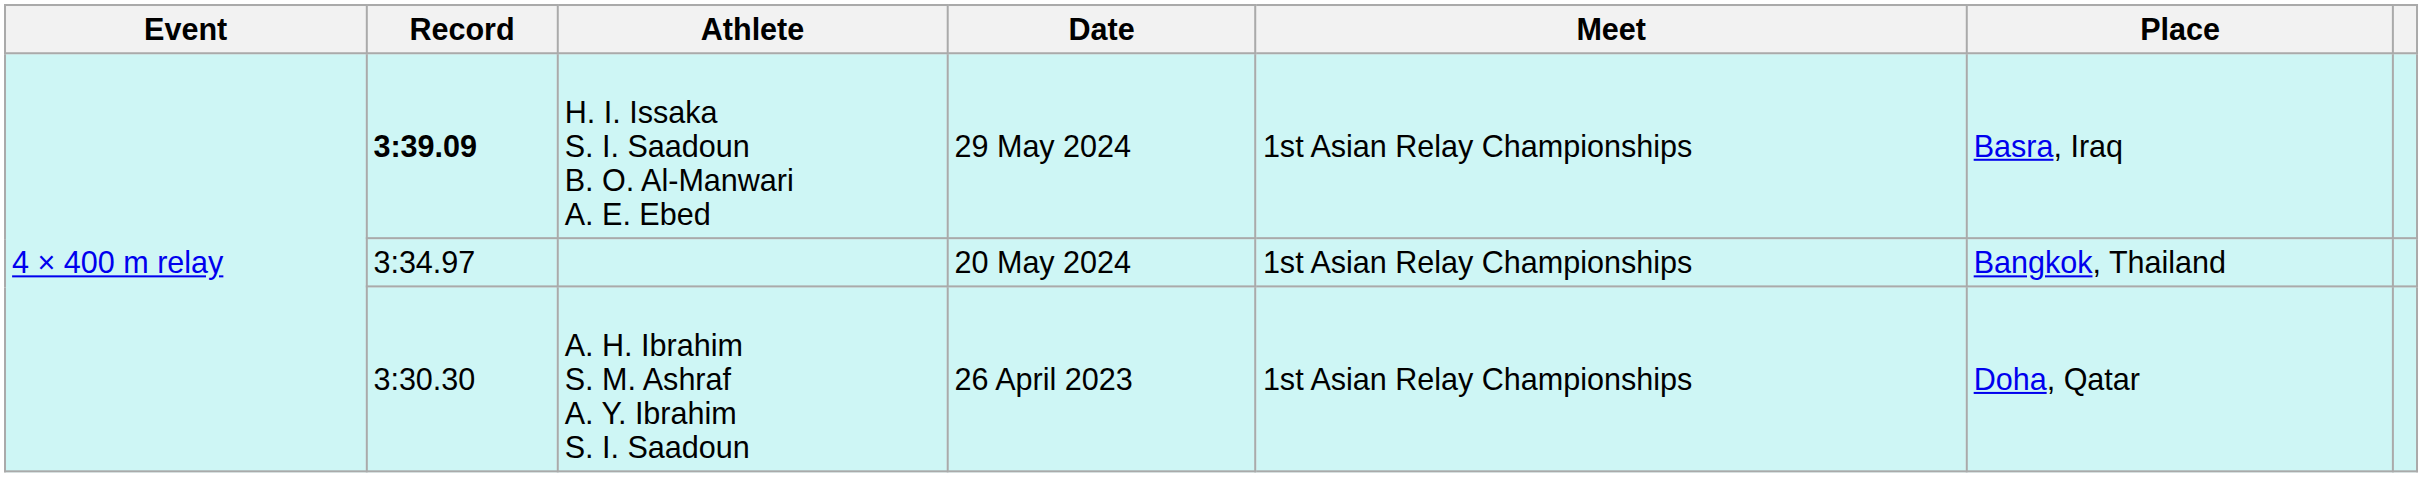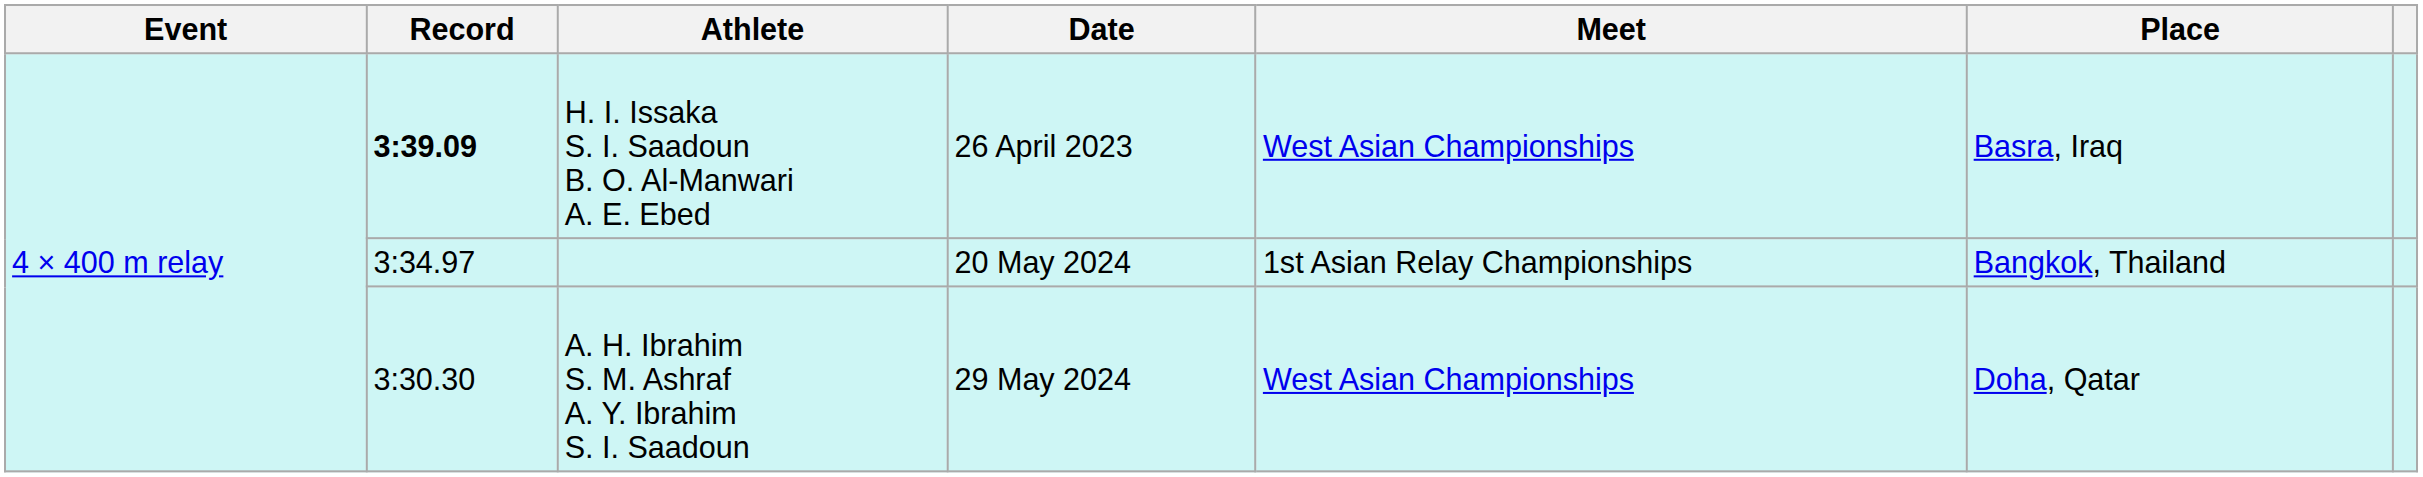(1043, 146) 29 May 2024 -> (1044, 146) 26 April 2023
(1478, 146) 1st Asian Relay Championships -> (1448, 146) West Asian Championships
(1044, 379) 26 April 2023 -> (1043, 379) 29 May 2024
(1478, 379) 1st Asian Relay Championships -> (1448, 379) West Asian Championships
